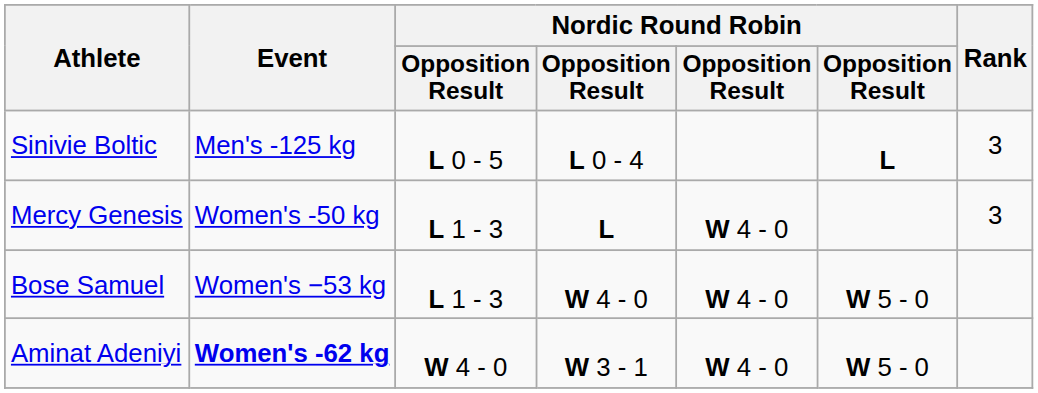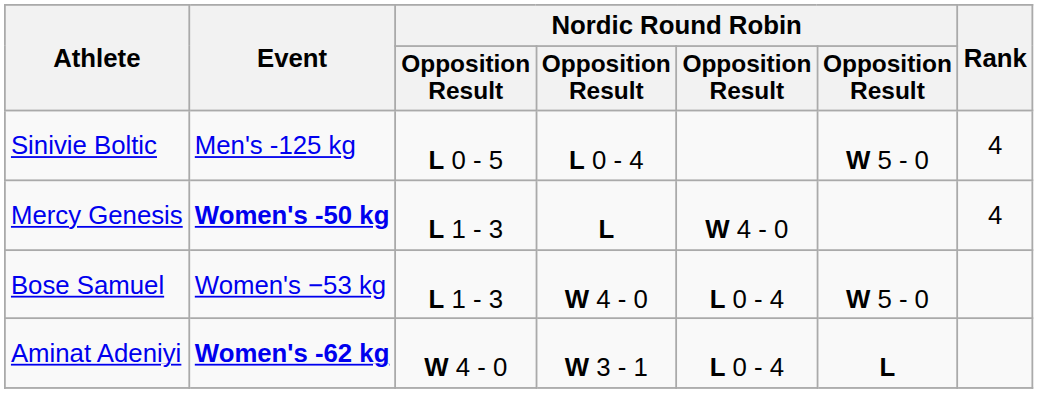(887, 160) L -> (887, 160) W 5 - 0
(995, 146) 3 -> (995, 146) 4
(287, 215) normal -> (292, 215) bold
(995, 215) 3 -> (995, 215) 4
(747, 299) W 4 - 0 -> (747, 299) L 0 - 4
(747, 368) W 4 - 0 -> (747, 368) L 0 - 4
(887, 368) W 5 - 0 -> (887, 368) L
